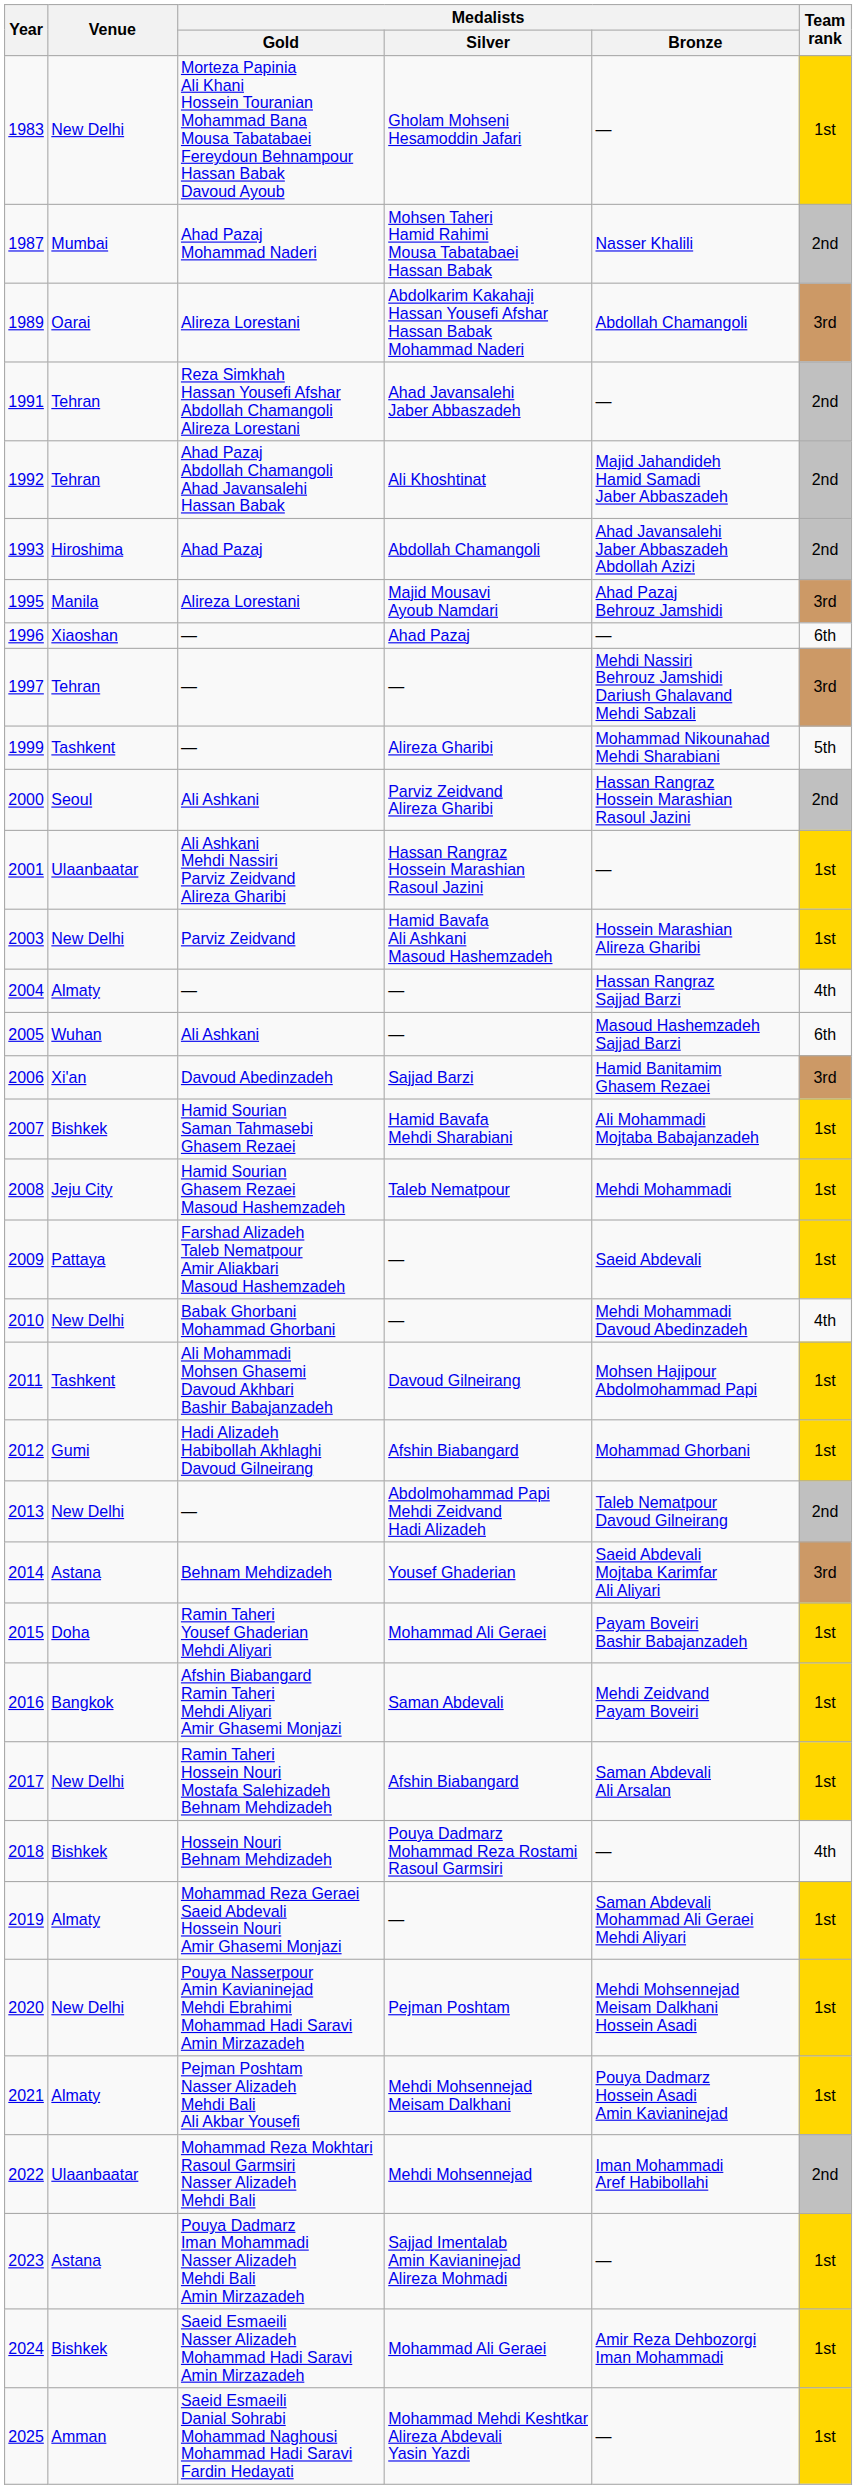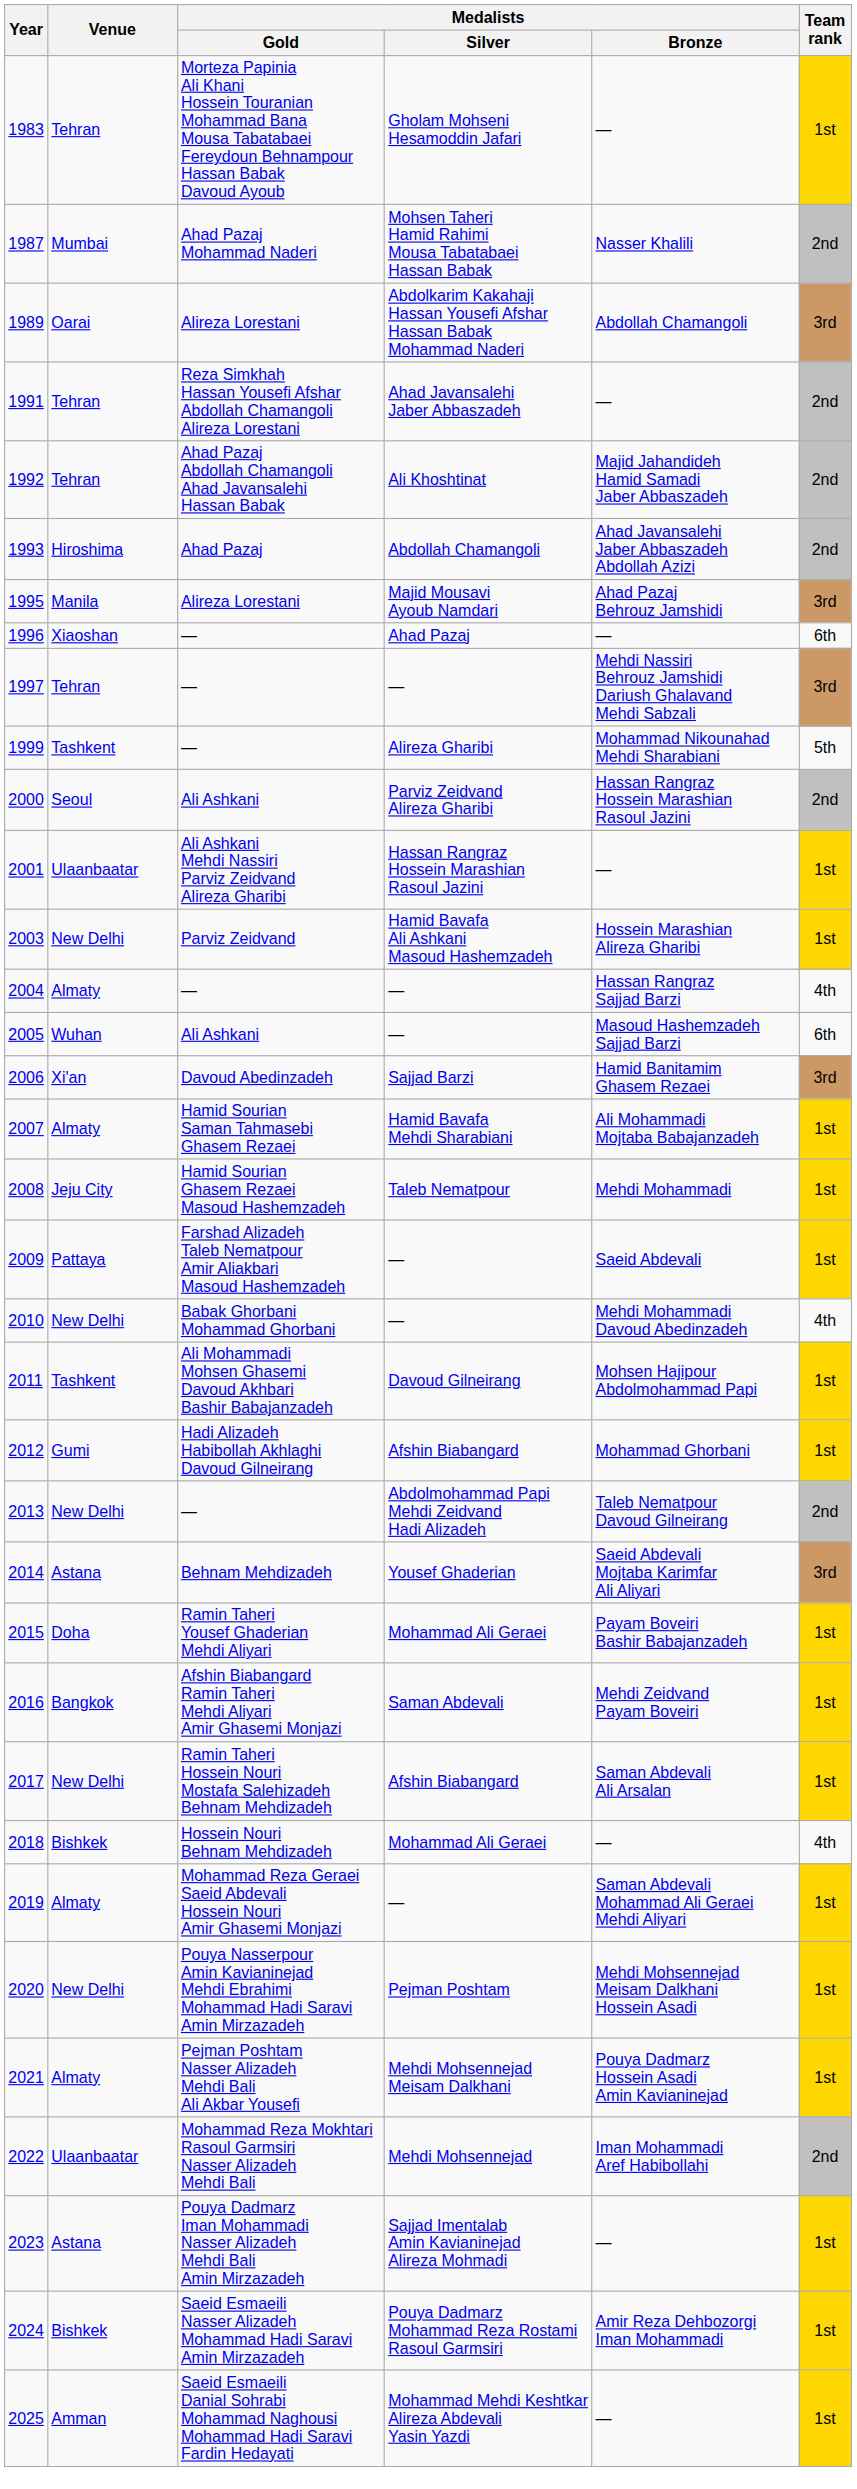(88, 130) New Delhi -> (76, 130) Tehran
(79, 1129) Bishkek -> (76, 1129) Almaty
(483, 1851) Pouya Dadmarz Mohammad Reza Rostami Rasoul Garmsiri -> (467, 1842) Mohammad Ali Geraei
(467, 2349) Mohammad Ali Geraei -> (483, 2331) Pouya Dadmarz Mohammad Reza Rostami Rasoul Garmsiri
